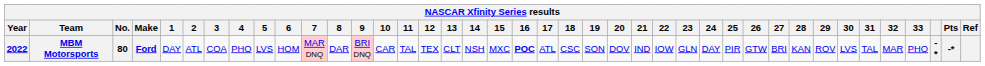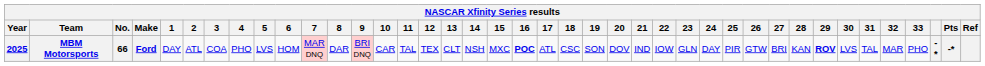(17, 48) 2022 -> (17, 48) 2025
(122, 48) 80 -> (122, 48) 66
(825, 48) normal -> (825, 48) bold
